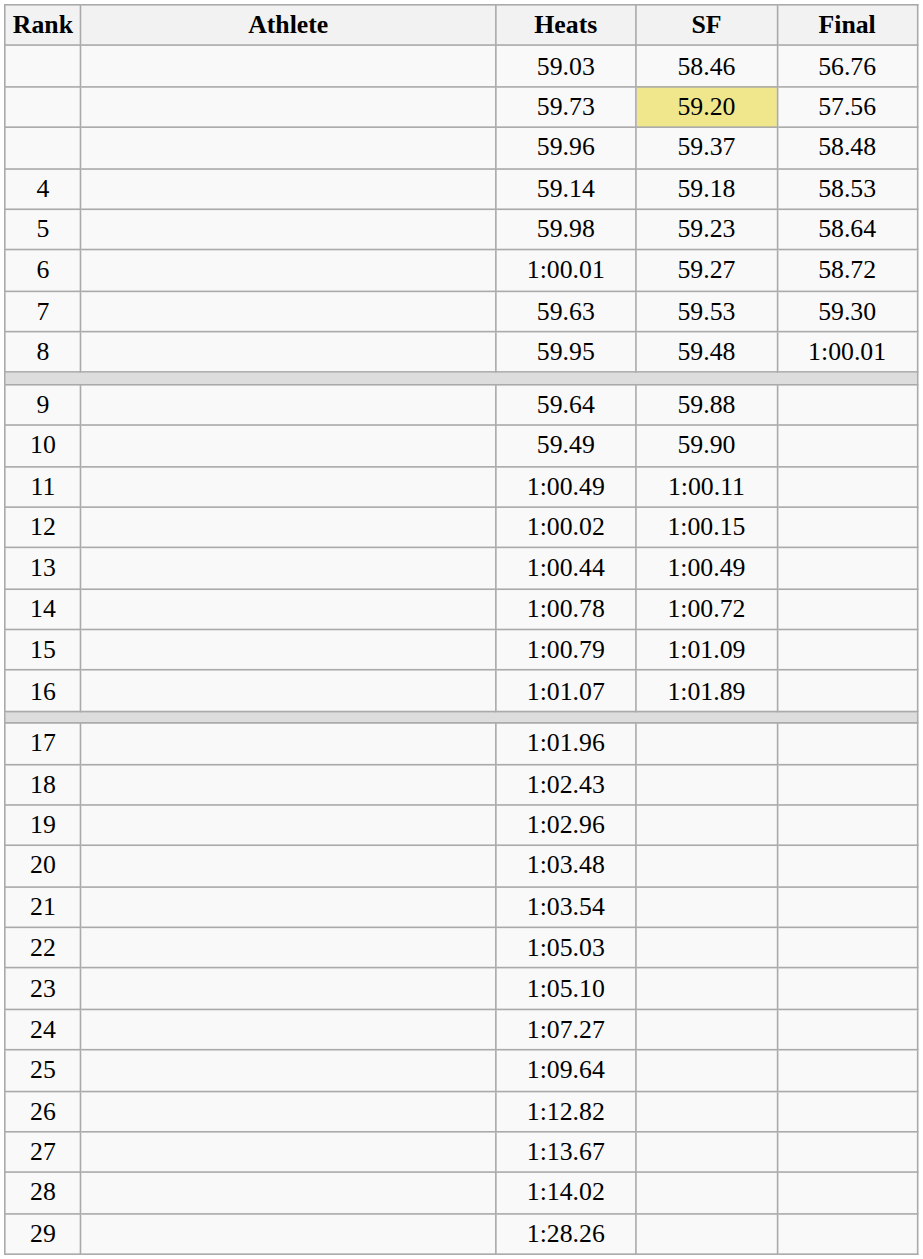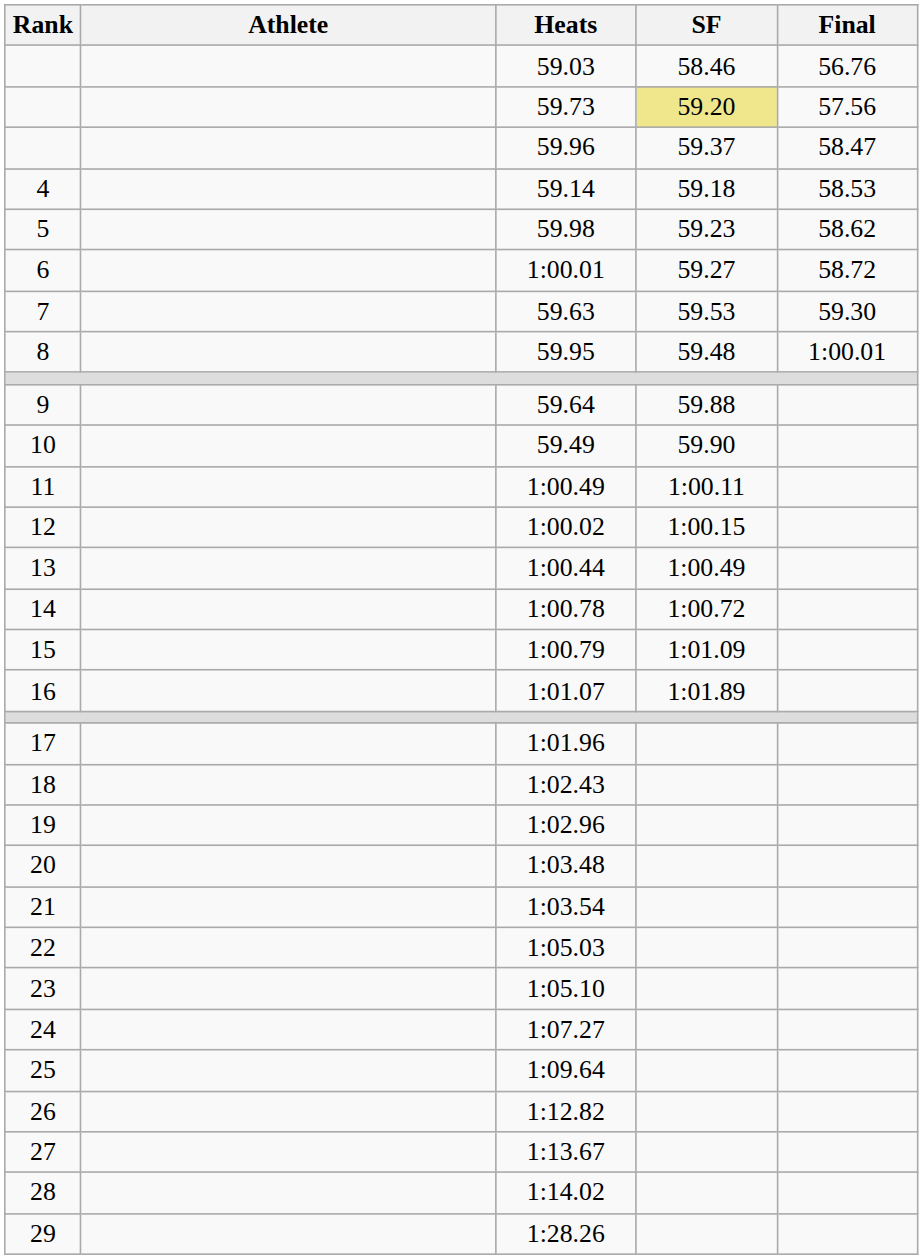(847, 147) 58.48 -> (847, 147) 58.47
(847, 229) 58.64 -> (847, 229) 58.62
